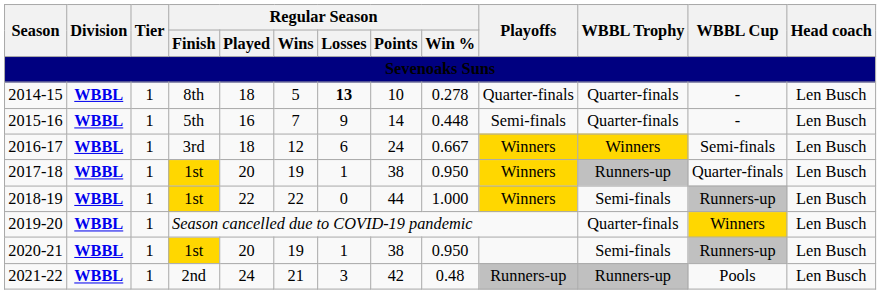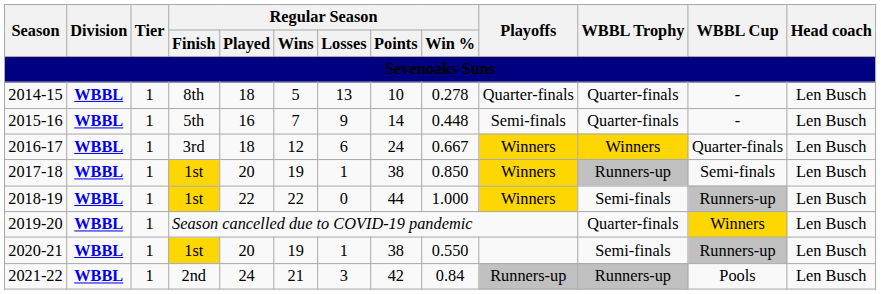(344, 95) bold -> (344, 95) normal
(738, 146) Semi-finals -> (738, 146) Quarter-finals
(450, 172) 0.950 -> (450, 172) 0.850
(738, 172) Quarter-finals -> (738, 172) Semi-finals
(450, 250) 0.950 -> (450, 250) 0.550
(450, 276) 0.48 -> (450, 276) 0.84
